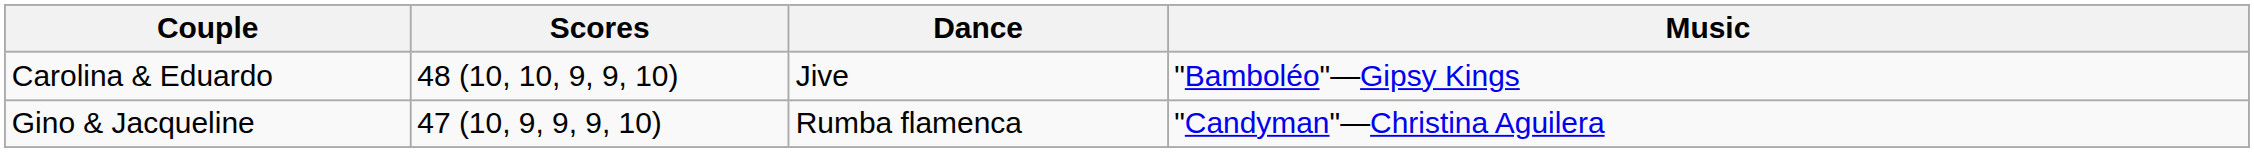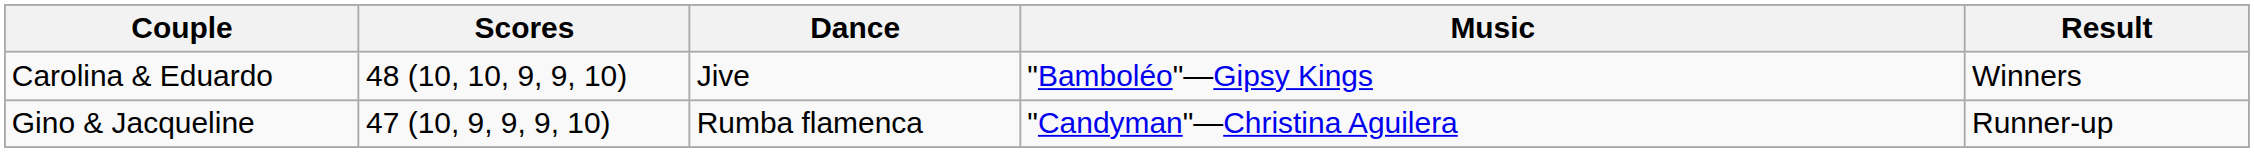+ column: (2107, 28)
